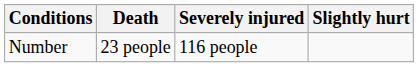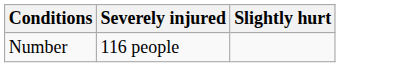- column: (136, 18)
